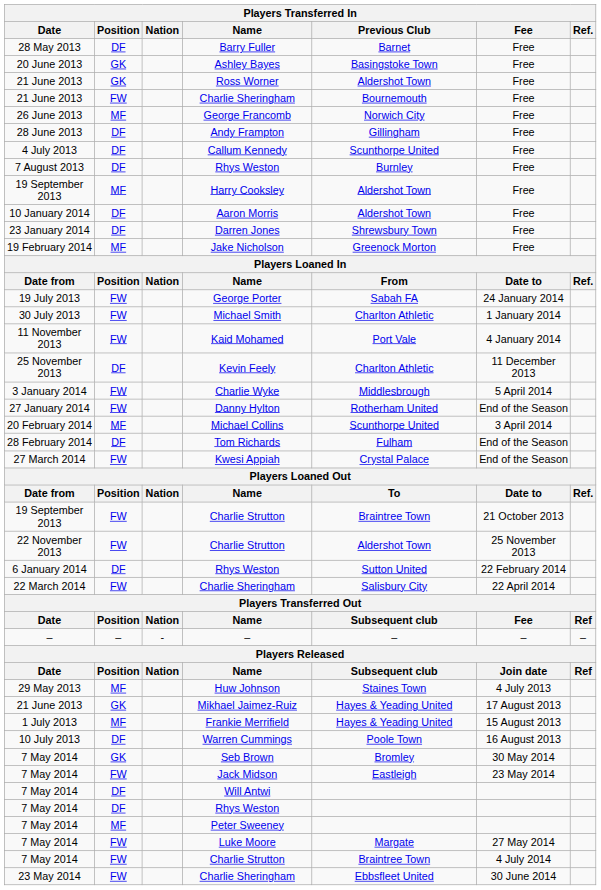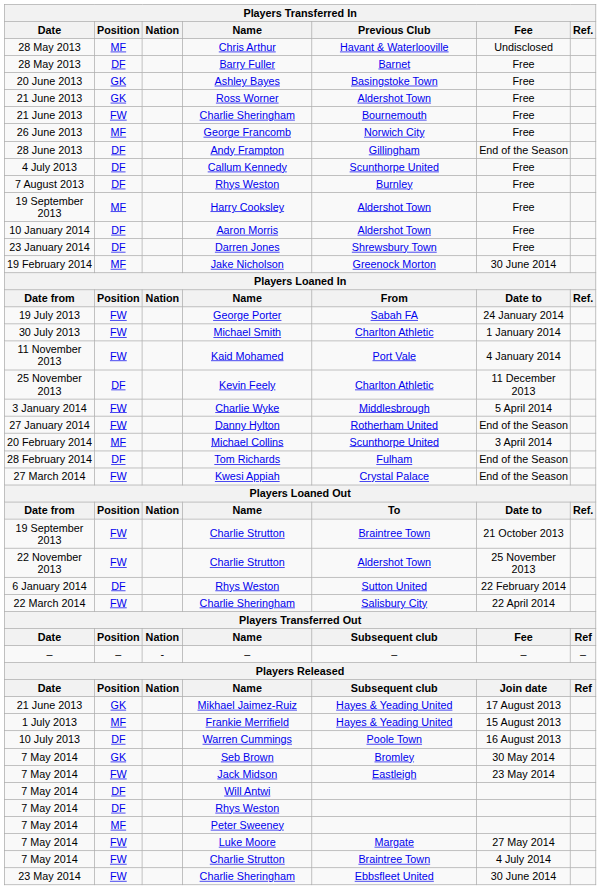+ row: (49, 47)
(524, 133) Free -> (524, 150) End of the Season
(524, 247) Free -> (524, 264) 30 June 2014
- row: (49, 688)
